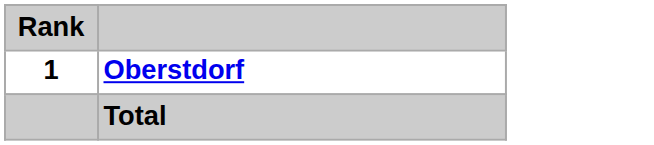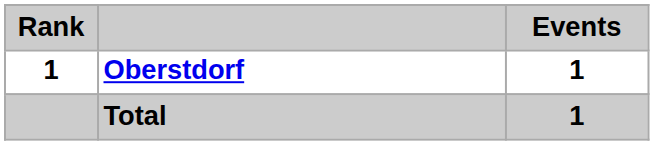+ column: (577, 26)
